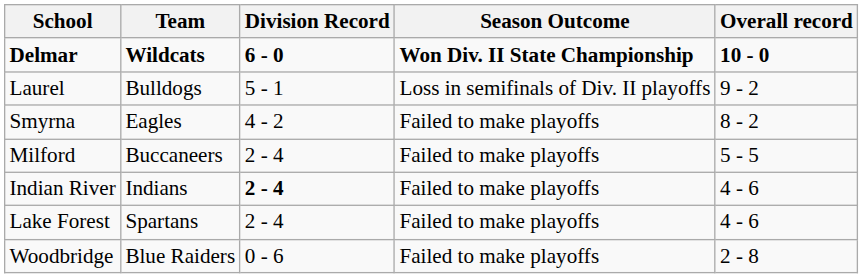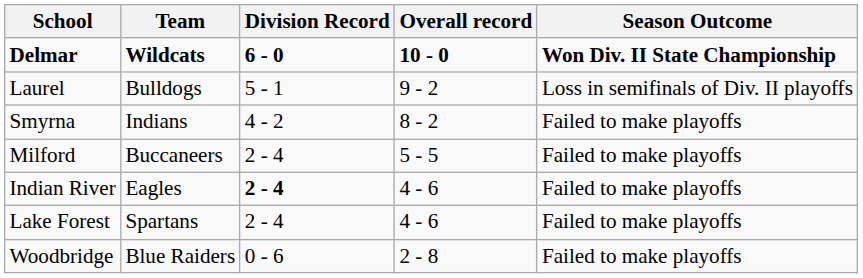columns swapped: (786, 21) <-> (555, 21)
(154, 121) Eagles -> (157, 121) Indians
(157, 188) Indians -> (154, 188) Eagles
